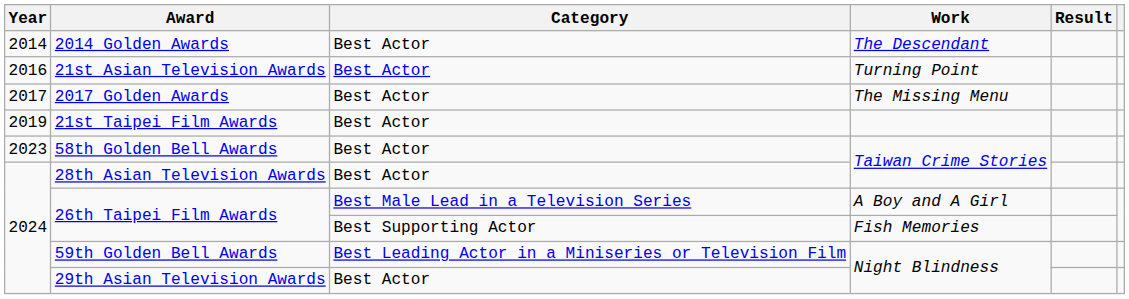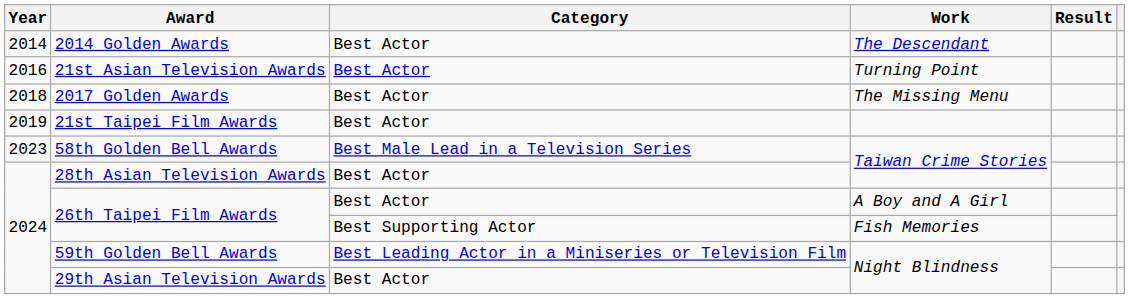(28, 97) 2017 -> (28, 97) 2018
(382, 149) Best Actor -> (512, 149) Best Male Lead in a Television Series
(512, 202) Best Male Lead in a Television Series -> (382, 202) Best Actor
